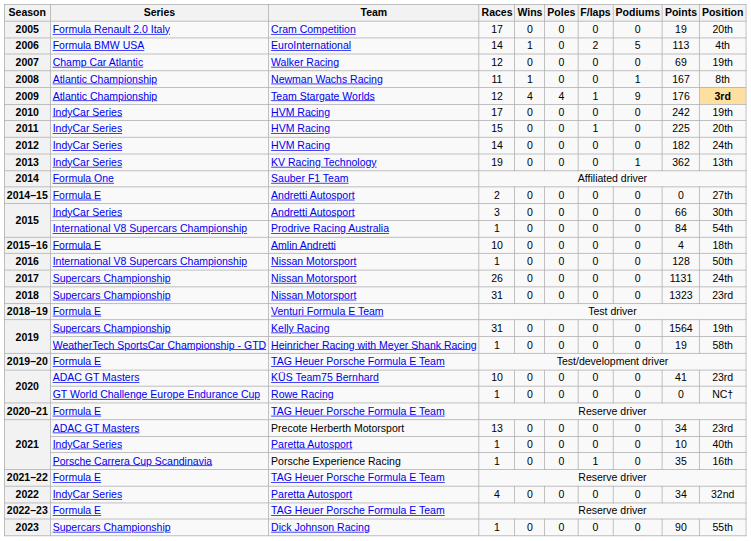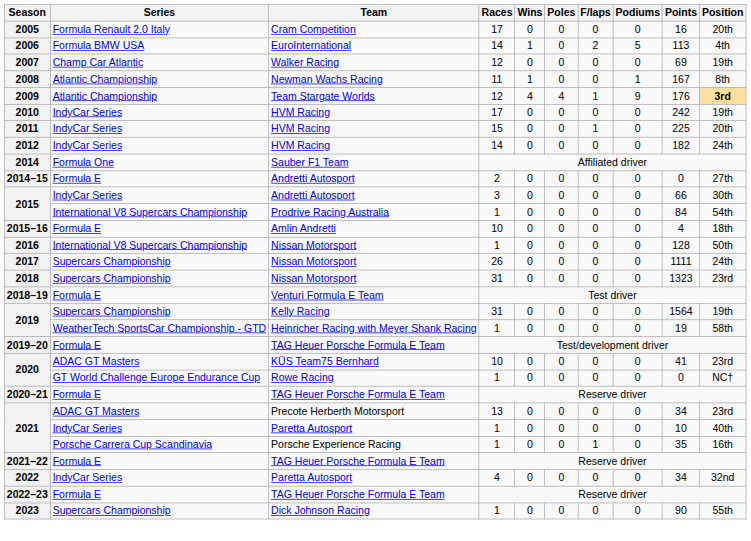(681, 30) 19 -> (681, 30) 16
- row: (27, 163)
(681, 279) 1131 -> (681, 262) 1111
